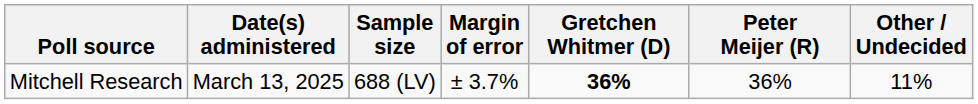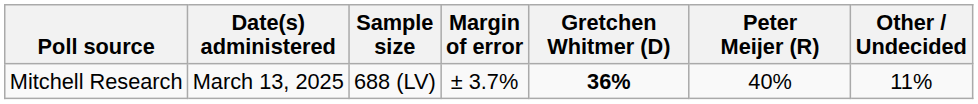(770, 81) 36% -> (770, 81) 40%
